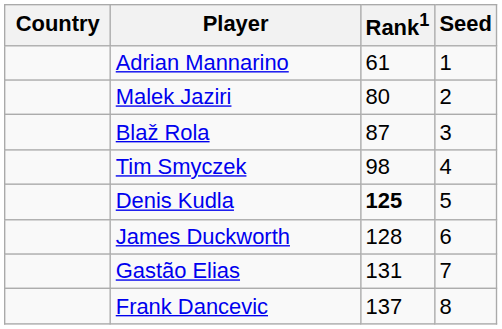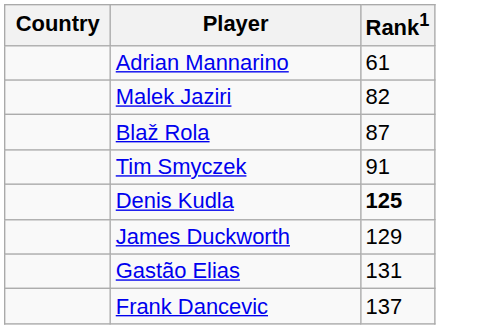- column: (466, 24)
(378, 97) 80 -> (378, 97) 82
(378, 166) 98 -> (378, 166) 91
(384, 236) 128 -> (384, 236) 129
